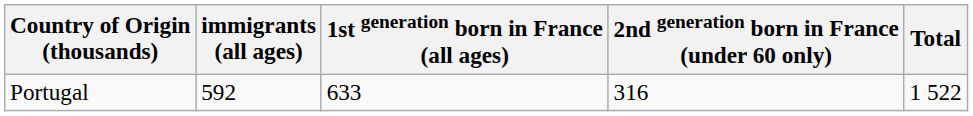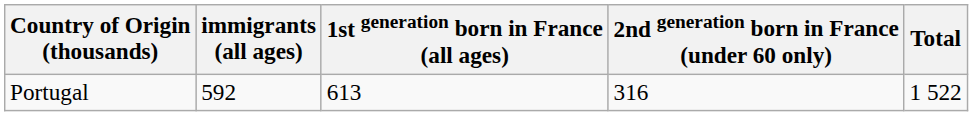(344, 92) 633 -> (344, 92) 613
